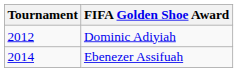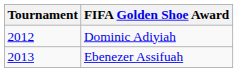(21, 57) 2014 -> (21, 57) 2013
